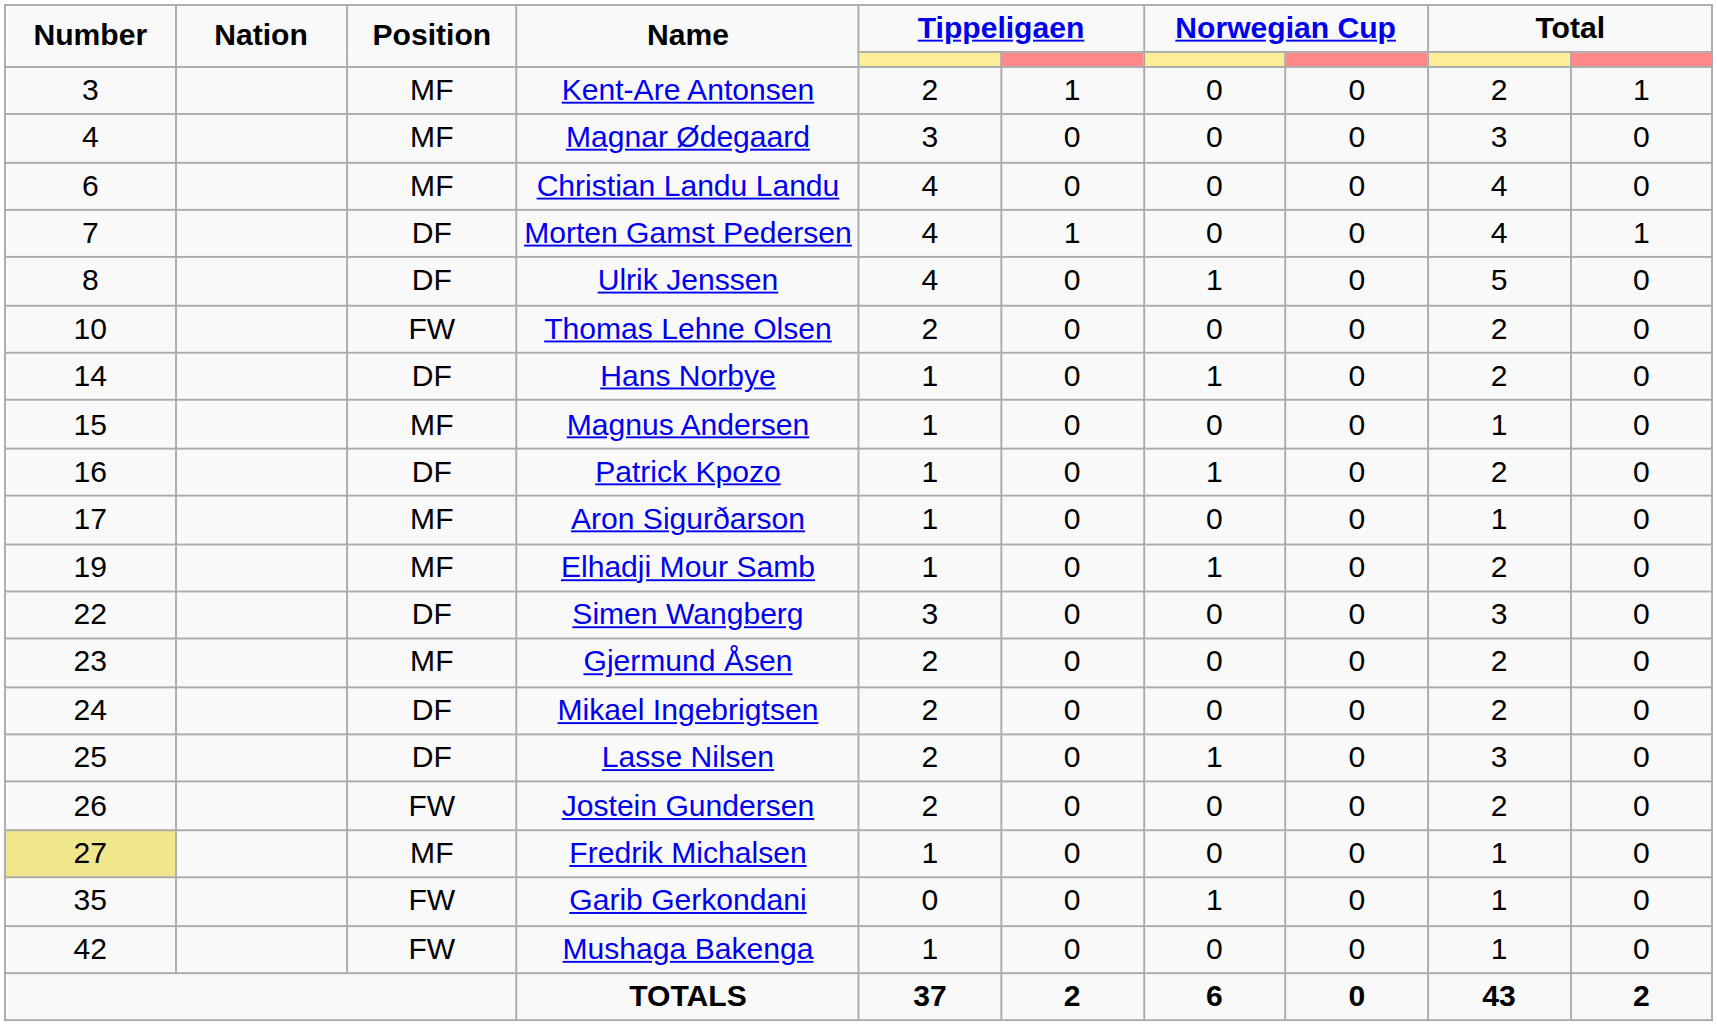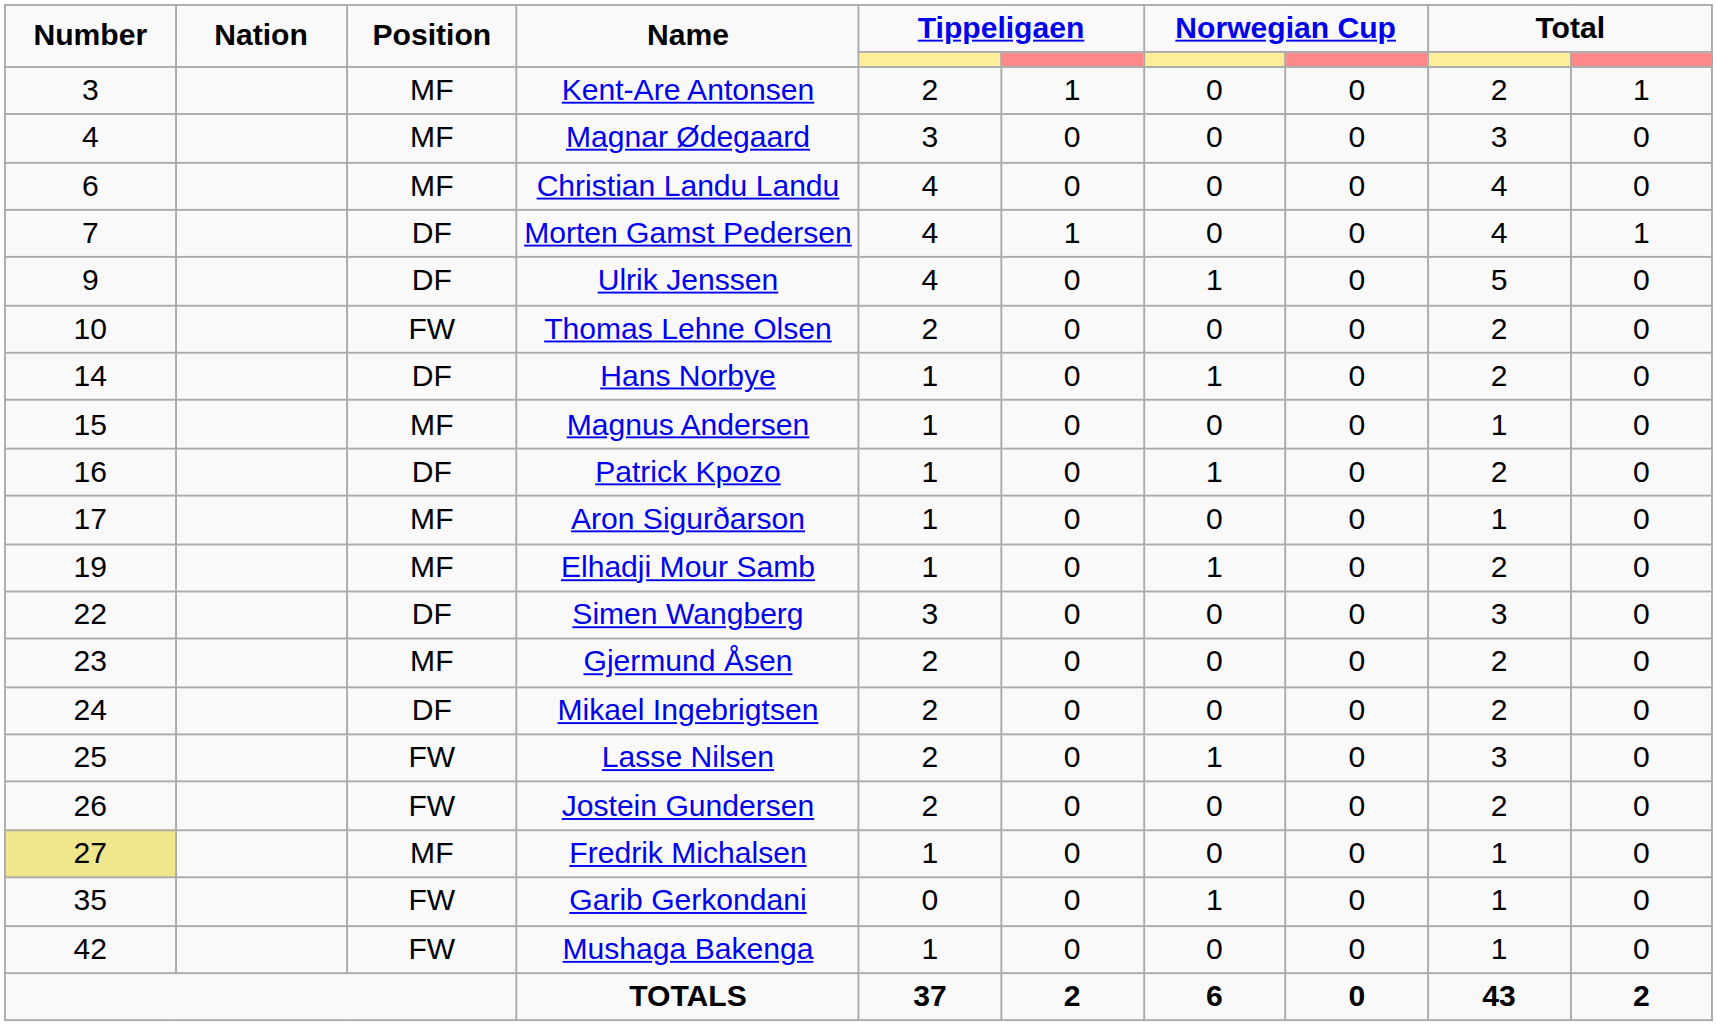(90, 280) 8 -> (90, 280) 9
(432, 757) DF -> (432, 757) FW
